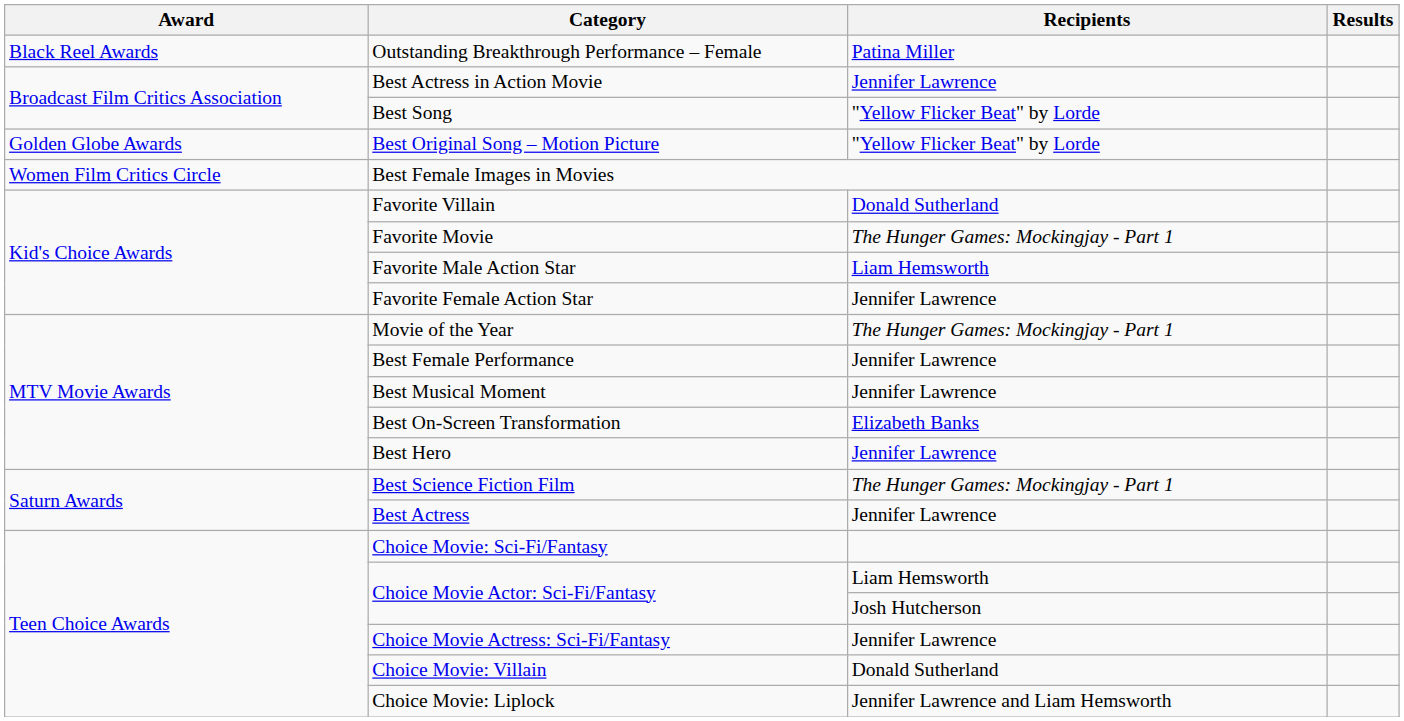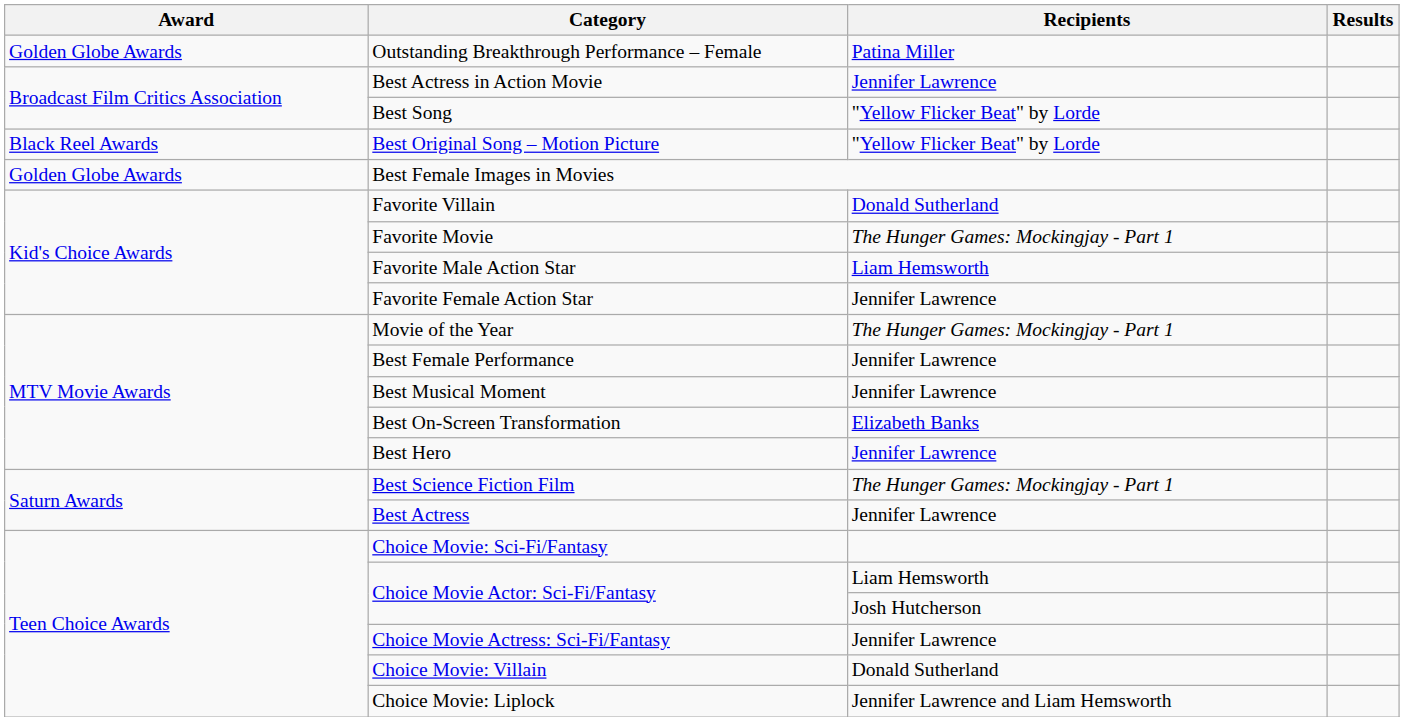(84, 50) Black Reel Awards -> (96, 50) Golden Globe Awards
(96, 143) Golden Globe Awards -> (84, 143) Black Reel Awards
(115, 174) Women Film Critics Circle -> (96, 174) Golden Globe Awards
